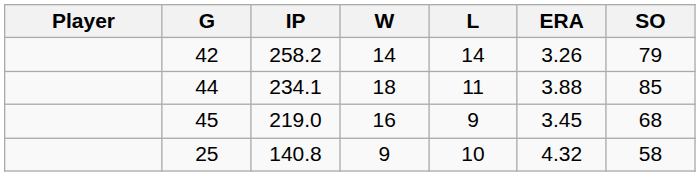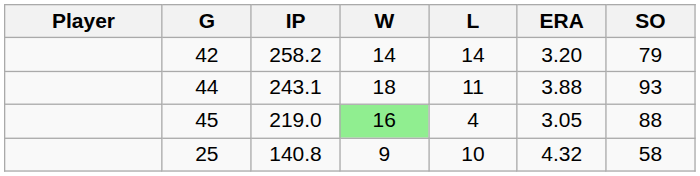(562, 54) 3.26 -> (562, 54) 3.20
(296, 87) 234.1 -> (296, 87) 243.1
(650, 87) 85 -> (650, 87) 93
(384, 120) no background -> (384, 120) lightgreen background
(473, 120) 9 -> (473, 120) 4
(562, 120) 3.45 -> (562, 120) 3.05
(650, 120) 68 -> (650, 120) 88
